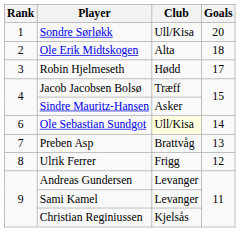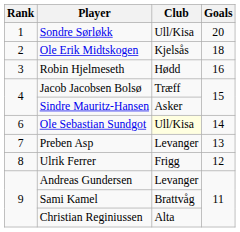(164, 50) Alta -> (172, 50) Kjelsås
(218, 69) 17 -> (218, 69) 16
(175, 143) Brattvåg -> (176, 143) Levanger
(176, 198) Levanger -> (175, 198) Brattvåg
(172, 217) Kjelsås -> (164, 217) Alta
